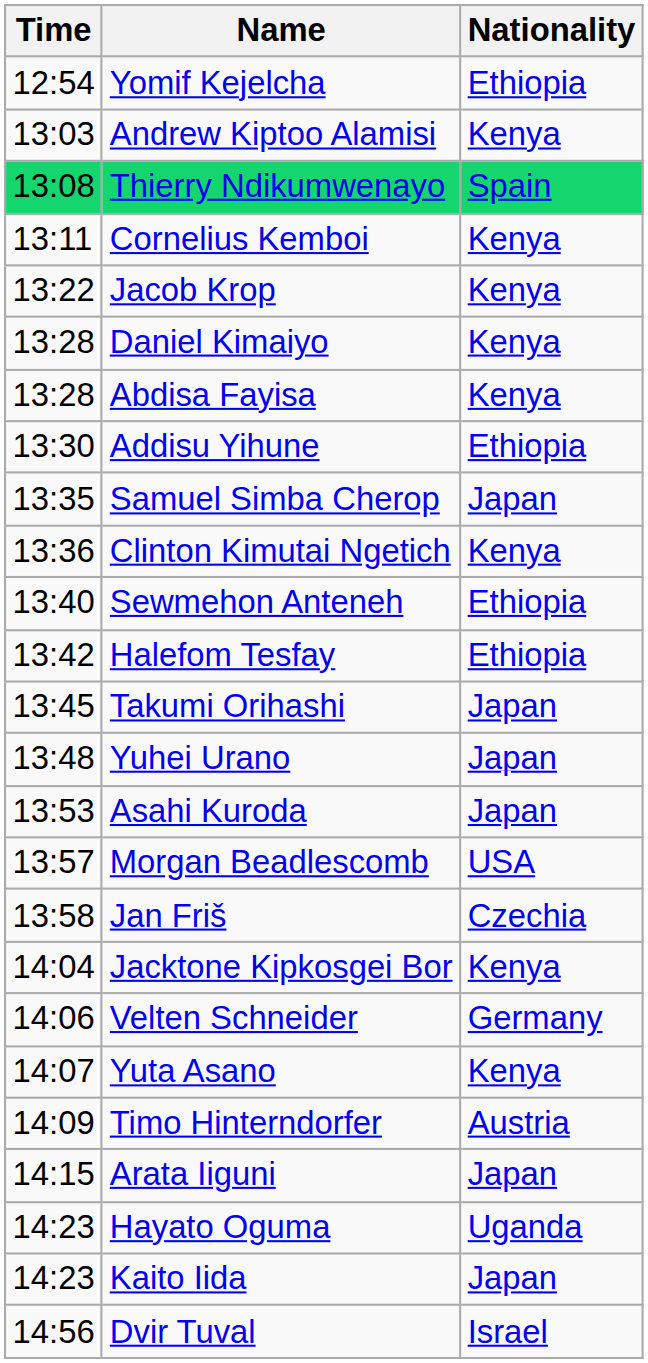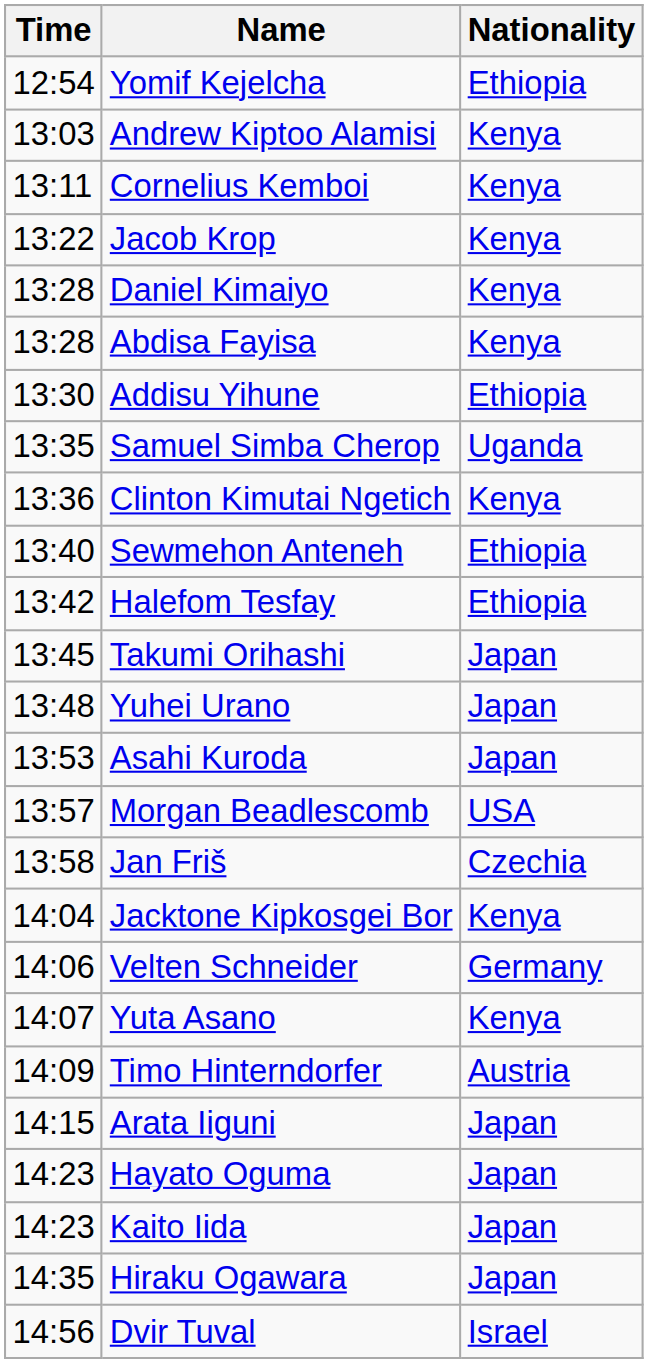- row: (277, 186)
(512, 498) Japan -> (525, 446) Uganda
(525, 1226) Uganda -> (512, 1174) Japan
+ row: (228, 1278)
